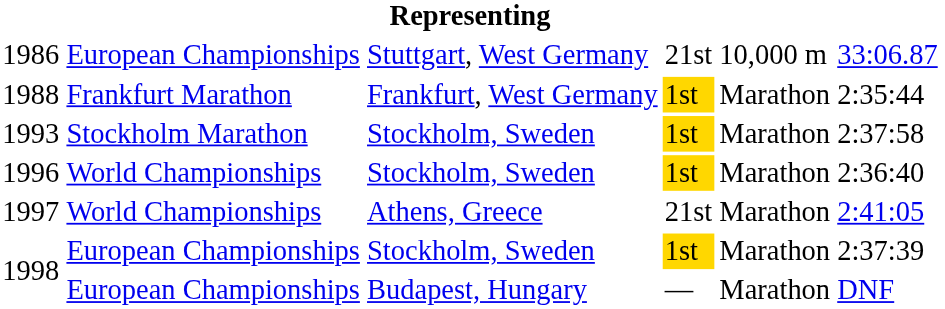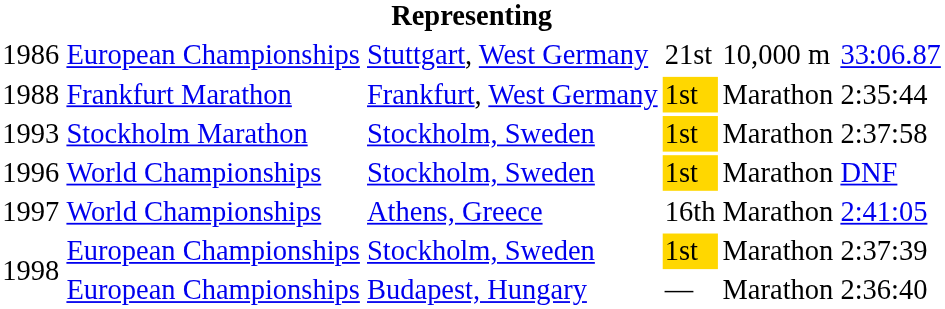(881, 172) 2:36:40 -> (869, 172) DNF
(689, 211) 21st -> (690, 211) 16th
(866, 290) DNF -> (884, 290) 2:36:40
